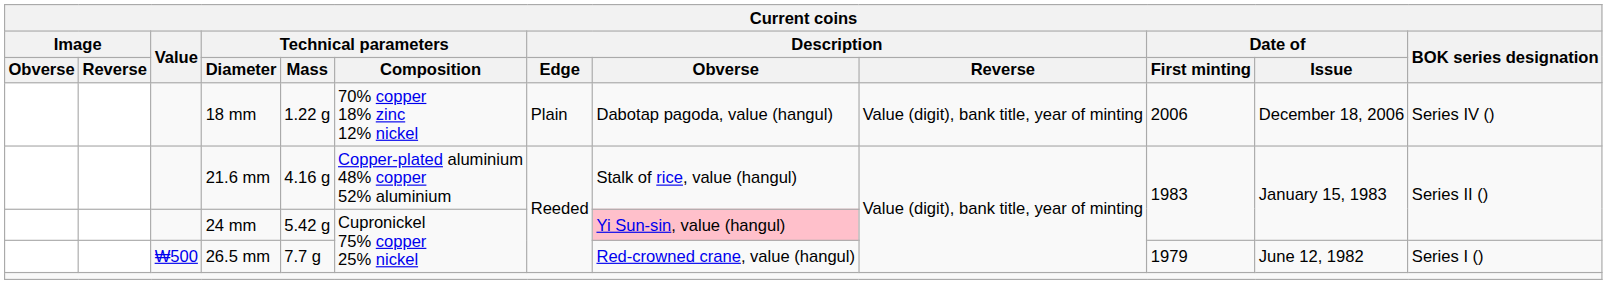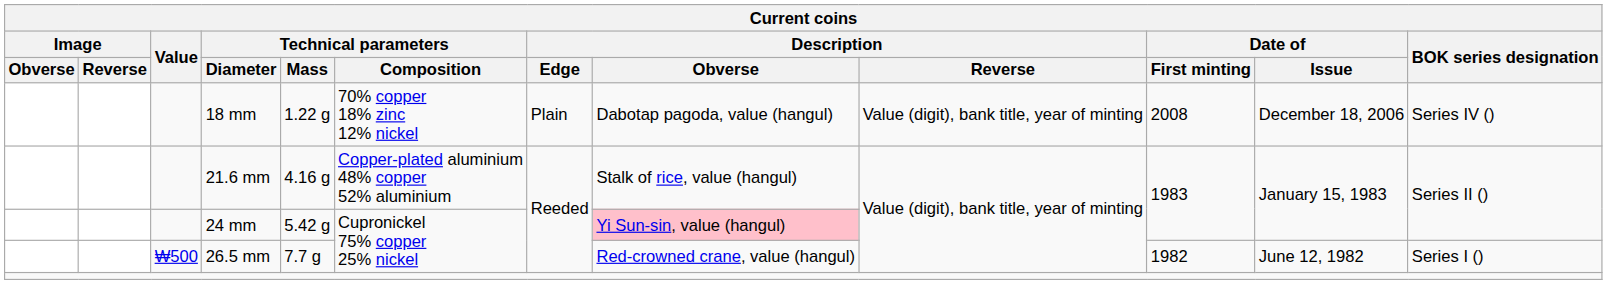(1169, 115) 2006 -> (1169, 115) 2008
(1169, 257) 1979 -> (1169, 257) 1982
